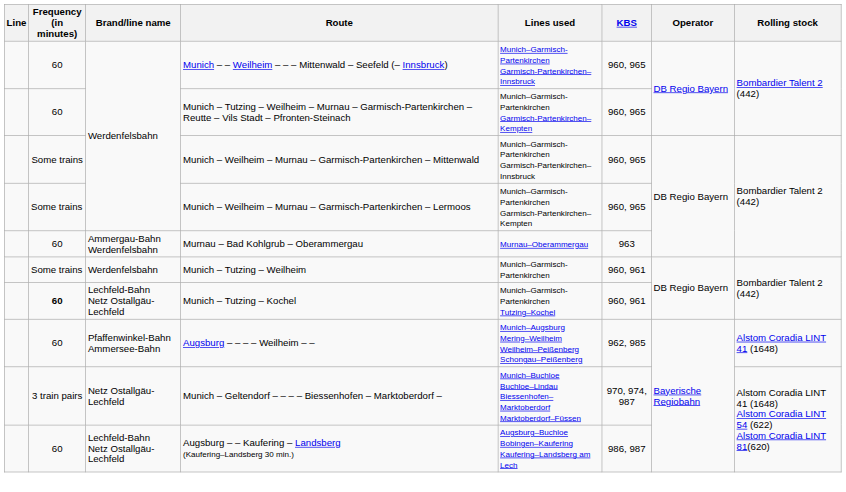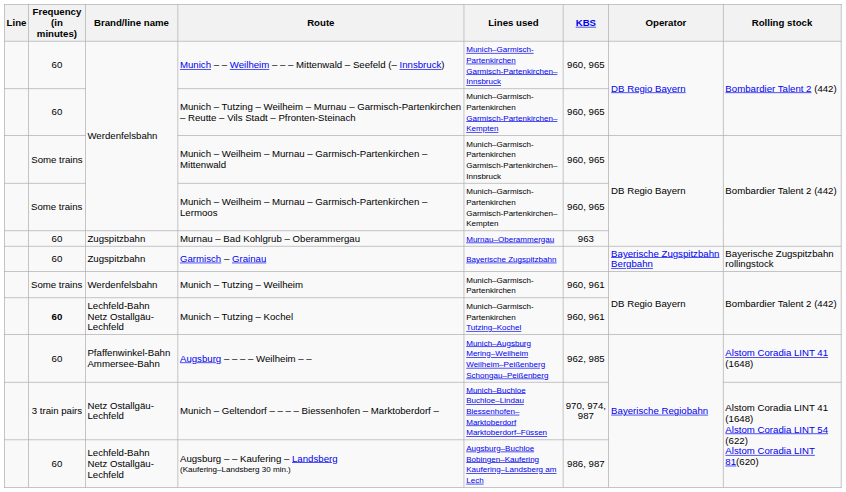(124, 244) Ammergau-Bahn Werdenfelsbahn -> (116, 239) Zugspitzbahn
+ row: (223, 259)
